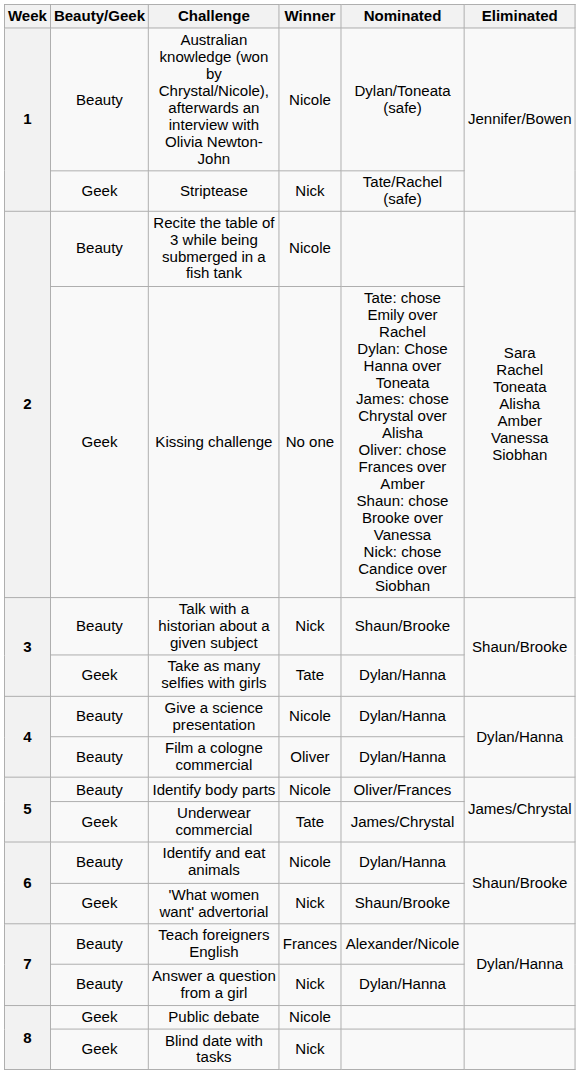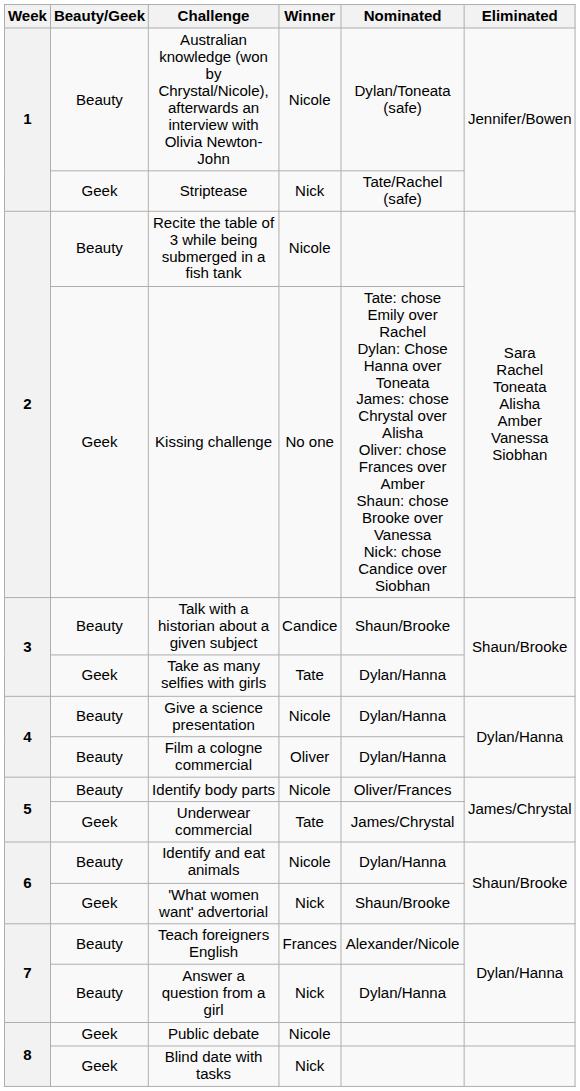(310, 626) Nick -> (310, 626) Candice
